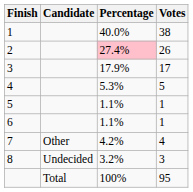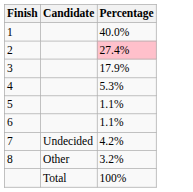- column: (172, 13)
(56, 141) Other -> (68, 141) Undecided
(68, 159) Undecided -> (56, 159) Other
